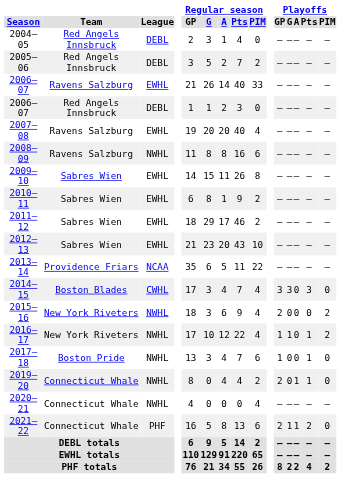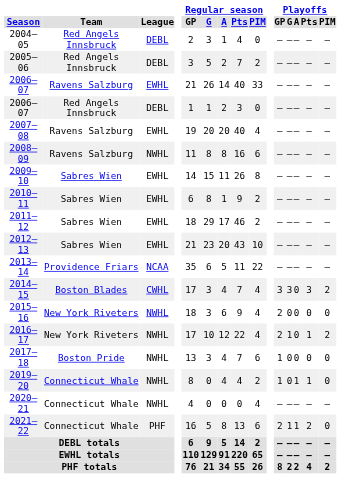(327, 289) 0 -> (327, 289) 2
(327, 312) 2 -> (327, 312) 0
(280, 335) 1 -> (280, 335) 2
(309, 358) 1 -> (309, 358) 0
(280, 380) 2 -> (280, 380) 1
